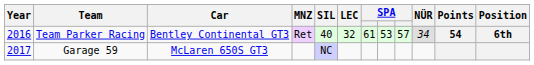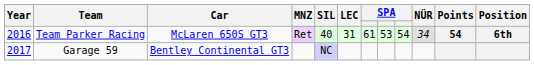(220, 35) Bentley Continental GT3 -> (220, 35) McLaren 650S GT3
(349, 35) 32 -> (349, 35) 31
(403, 35) 57 -> (403, 35) 54
(220, 51) McLaren 650S GT3 -> (220, 51) Bentley Continental GT3
